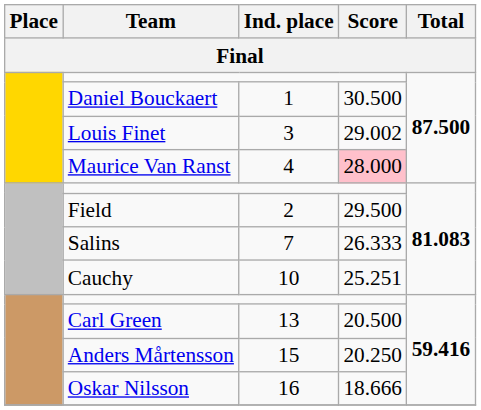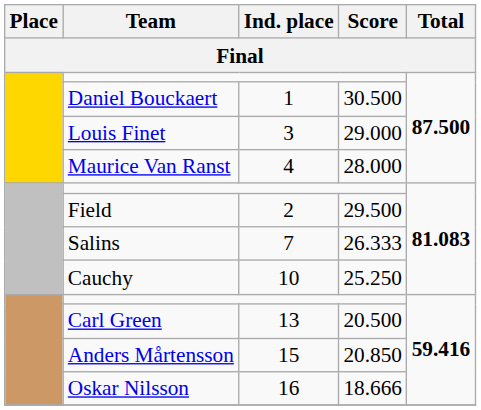(373, 132) 29.002 -> (373, 132) 29.000
(373, 166) pink background -> (373, 166) no background
(373, 277) 25.251 -> (373, 277) 25.250
(373, 354) 20.250 -> (373, 354) 20.850
